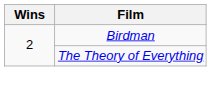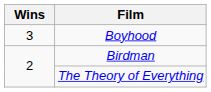+ row: (131, 35)
